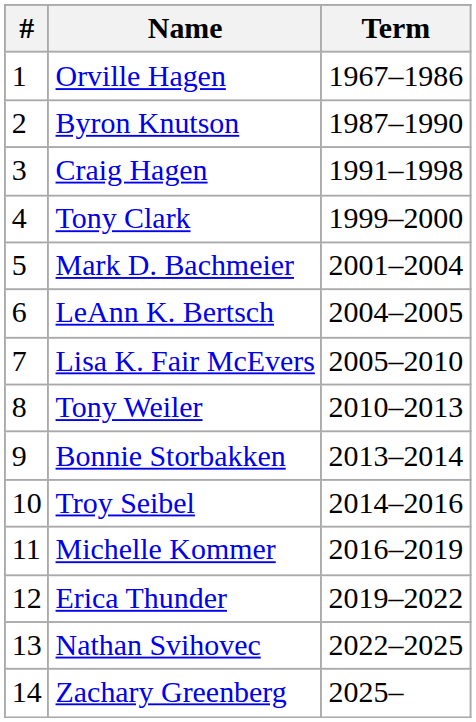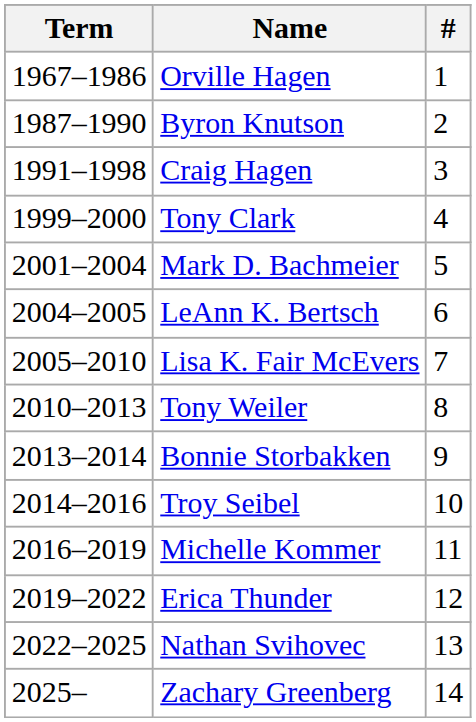columns swapped: (27, 28) <-> (396, 28)
